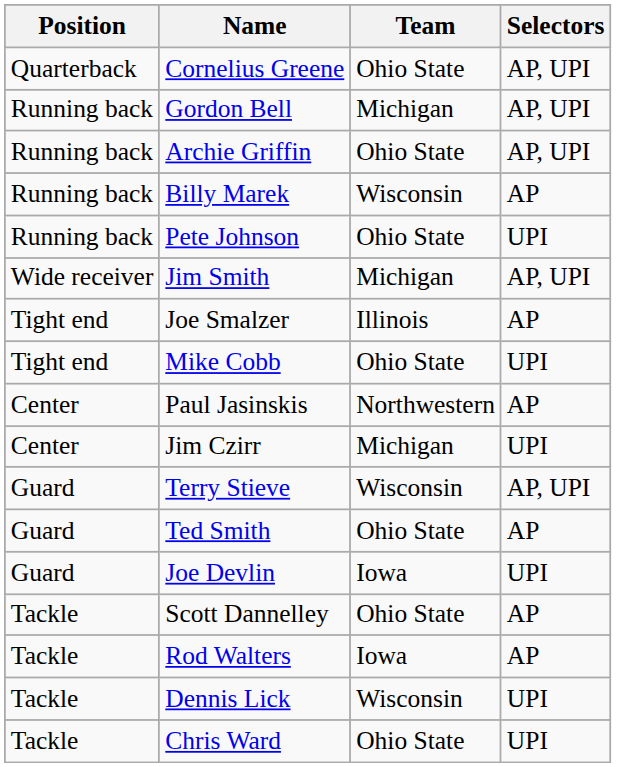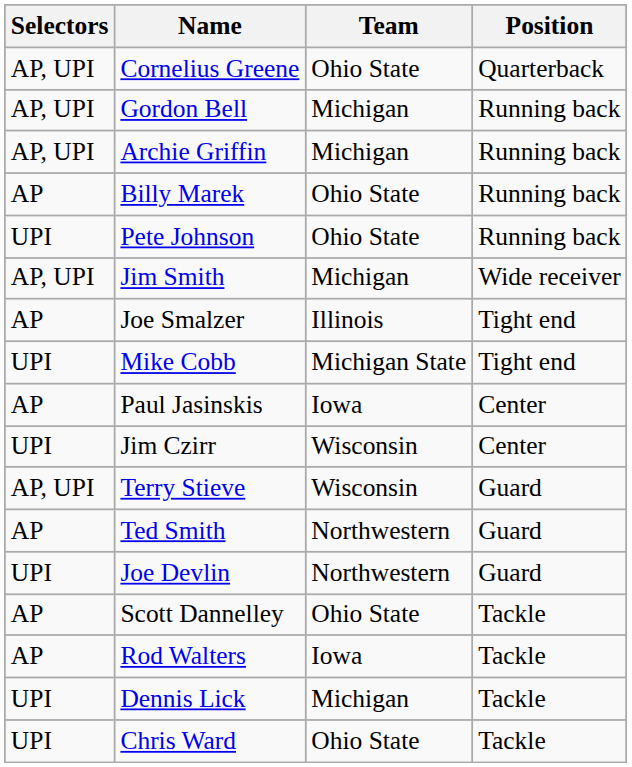columns swapped: (82, 25) <-> (556, 25)
(410, 152) Ohio State -> (360, 152) Michigan
(409, 194) Wisconsin -> (365, 194) Ohio State
(410, 362) Ohio State -> (389, 362) Michigan State
(426, 404) Northwestern -> (337, 404) Iowa
(405, 446) Michigan -> (365, 446) Wisconsin
(410, 530) Ohio State -> (381, 530) Northwestern
(382, 572) Iowa -> (381, 572) Northwestern
(409, 698) Wisconsin -> (360, 698) Michigan
